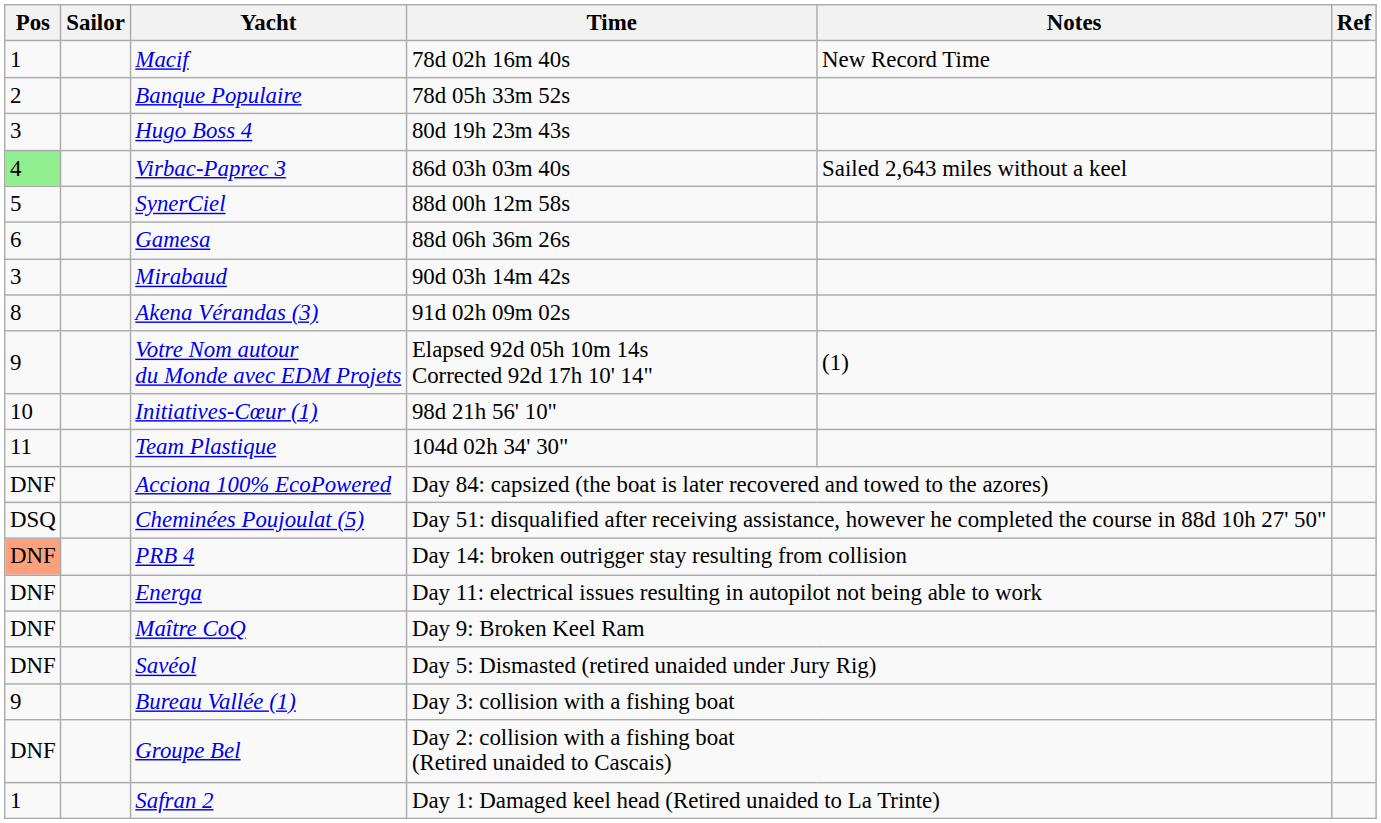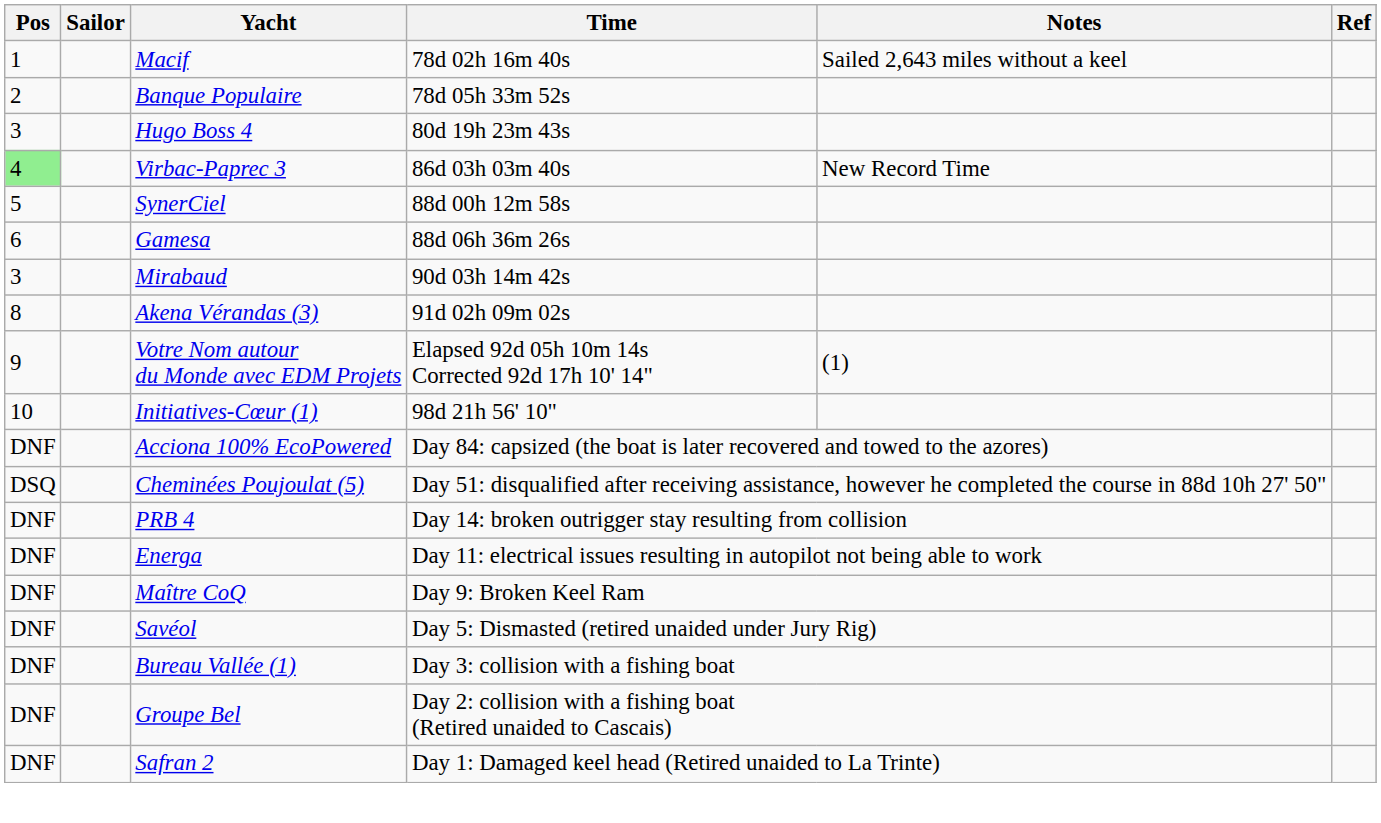(906, 58) New Record Time -> (975, 58) Sailed 2,643 miles without a keel
(975, 167) Sailed 2,643 miles without a keel -> (906, 167) New Record Time
- row: (206, 447)
(33, 556) lightsalmon background -> (33, 520) no background
(16, 701) 9 -> (33, 665) DNF
(16, 799) 1 -> (33, 763) DNF
